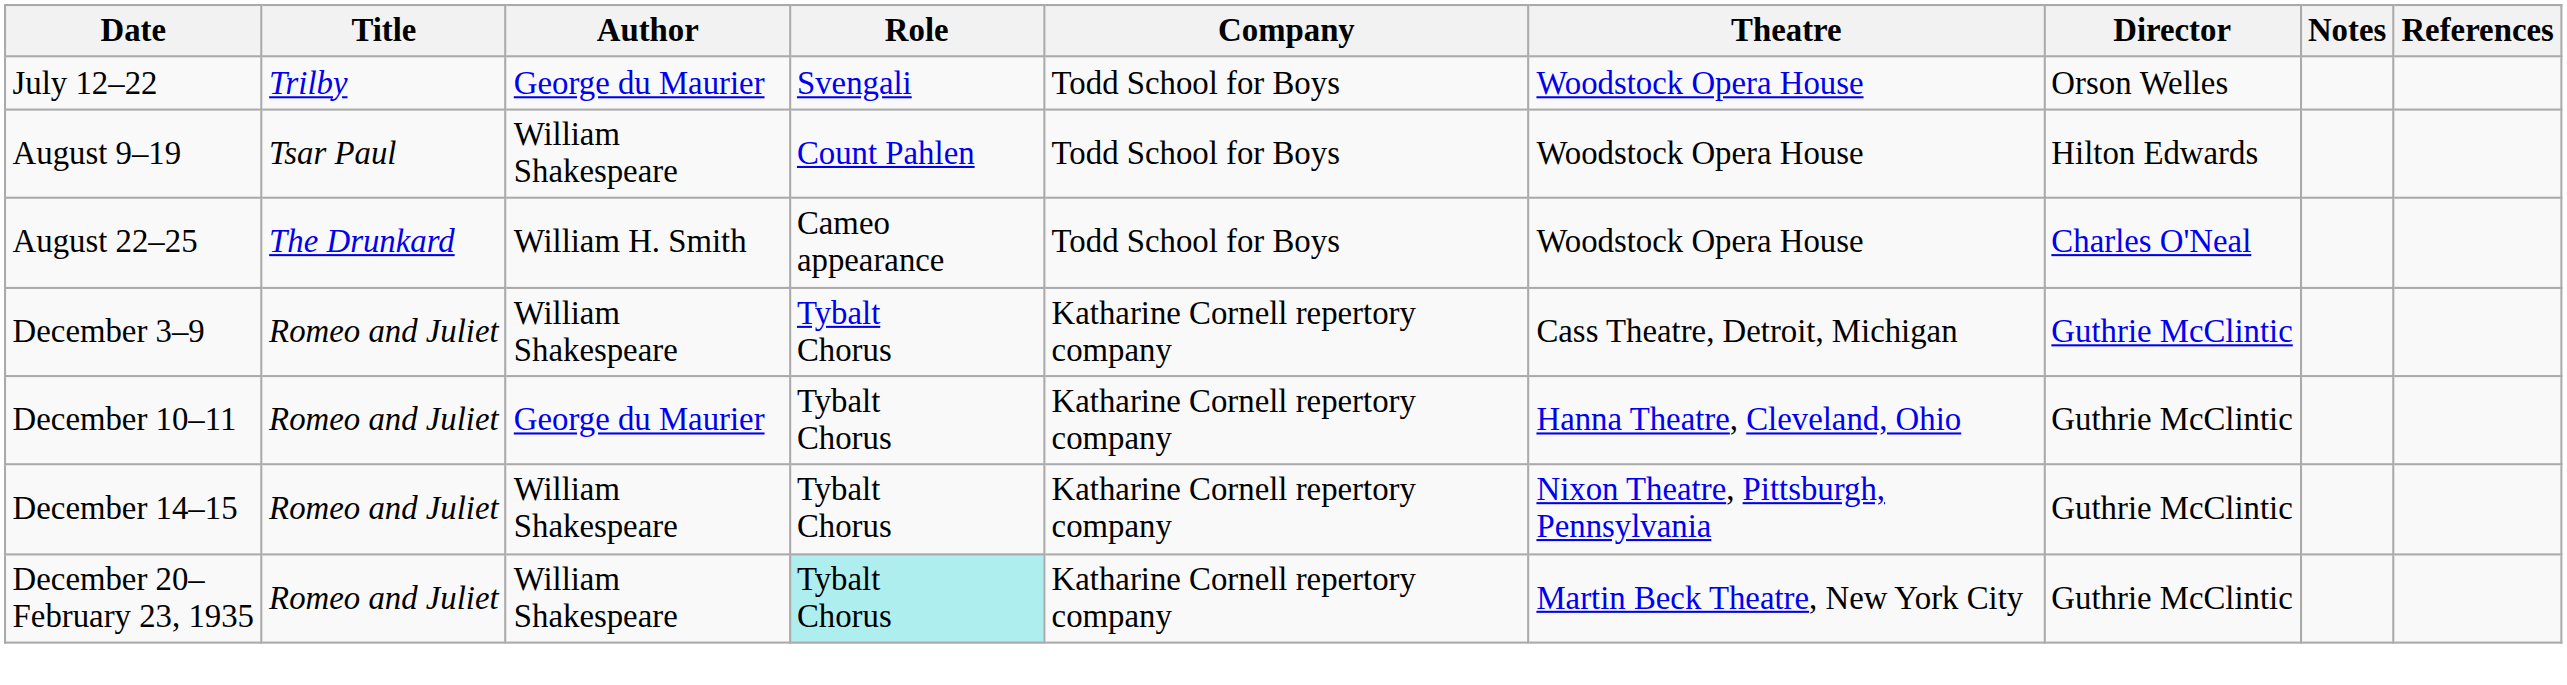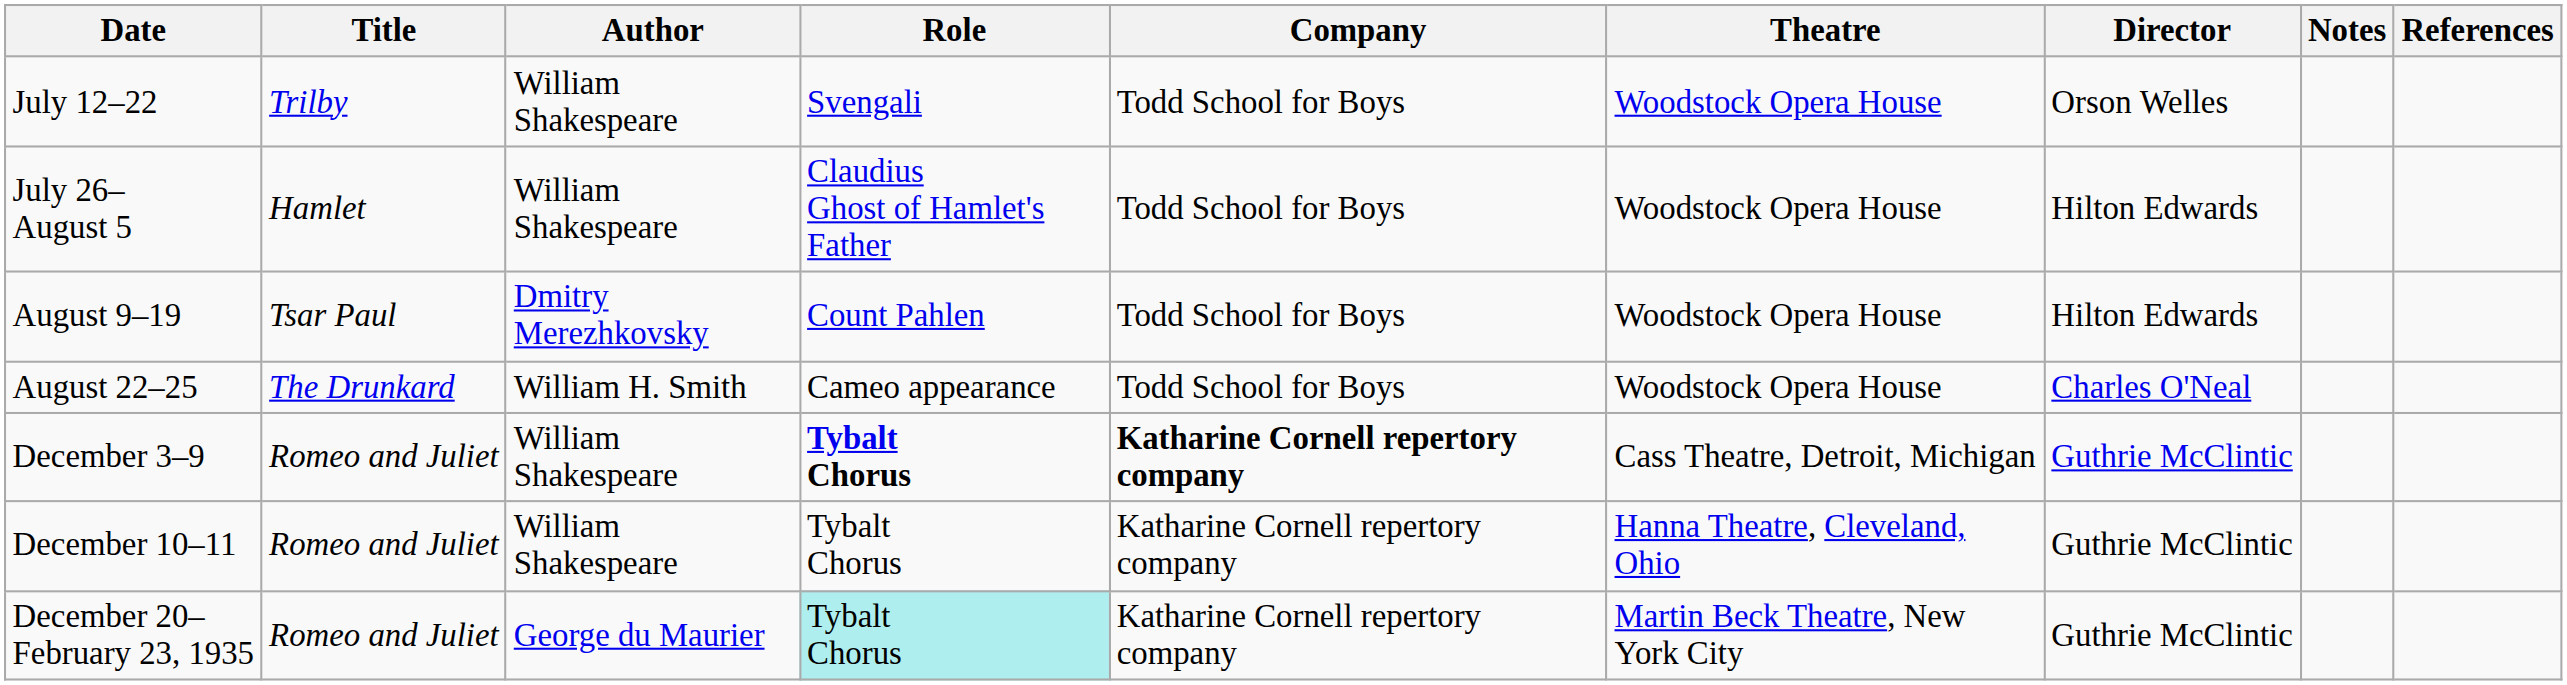(639, 82) George du Maurier -> (596, 100) William Shakespeare
+ row: (72, 208)
(596, 152) William Shakespeare -> (611, 315) Dmitry Merezhkovsky
(844, 330) normal -> (859, 456) bold
(1234, 330) normal -> (1317, 456) bold
(639, 419) George du Maurier -> (596, 545) William Shakespeare
- row: (125, 508)
(596, 597) William Shakespeare -> (639, 634) George du Maurier
